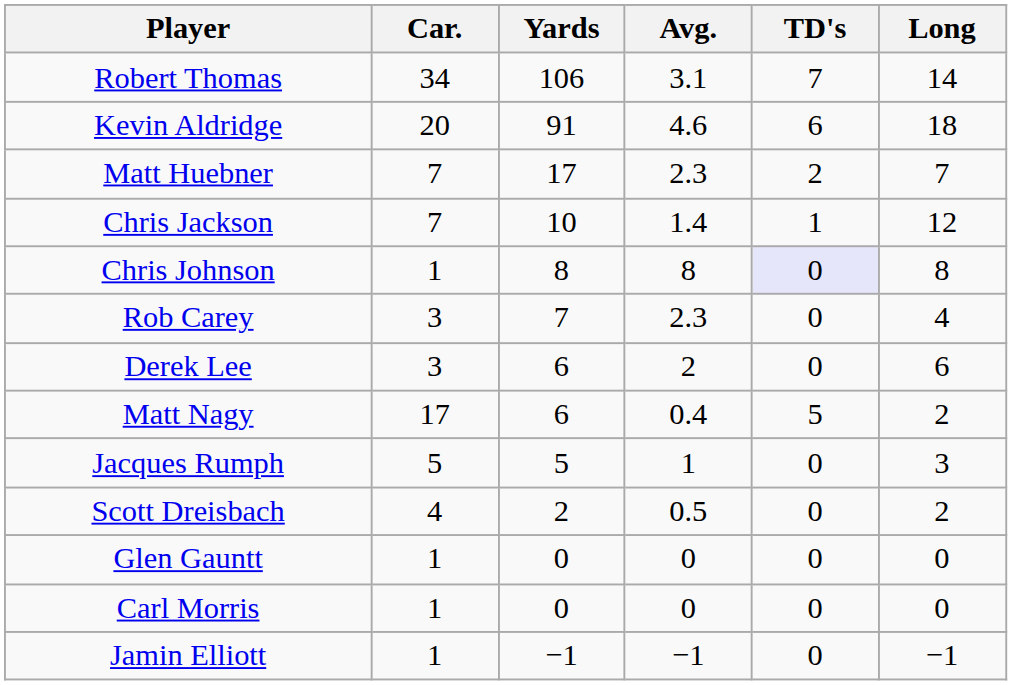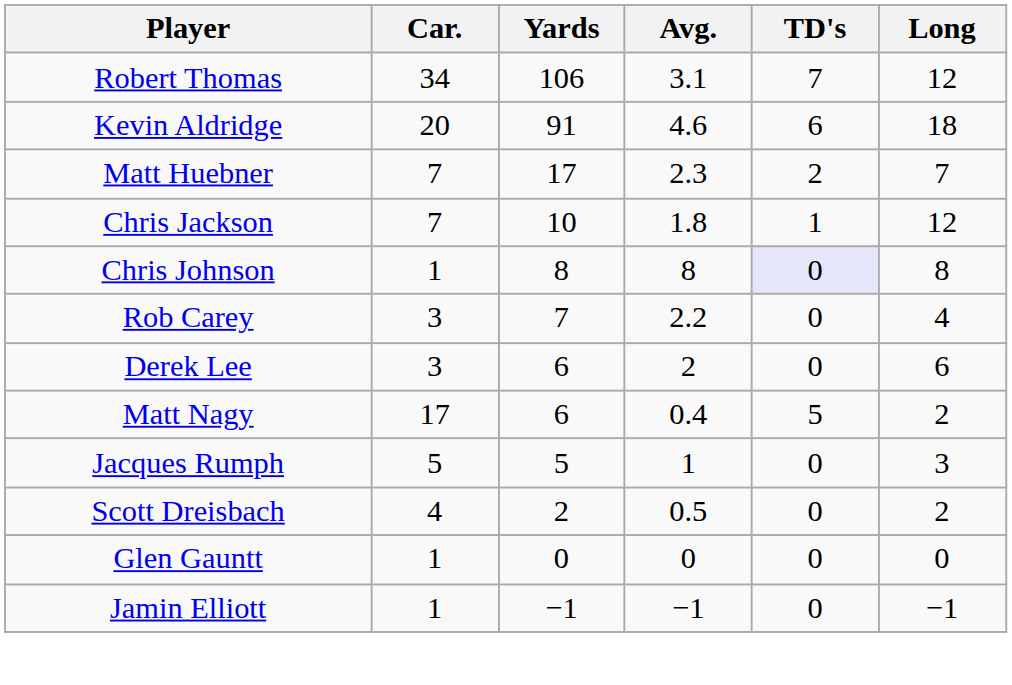(942, 76) 14 -> (942, 76) 12
(688, 221) 1.4 -> (688, 221) 1.8
(688, 317) 2.3 -> (688, 317) 2.2
- row: (188, 607)
